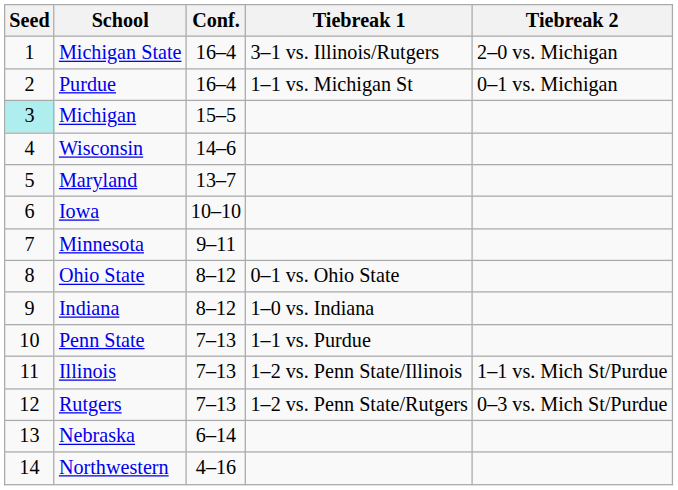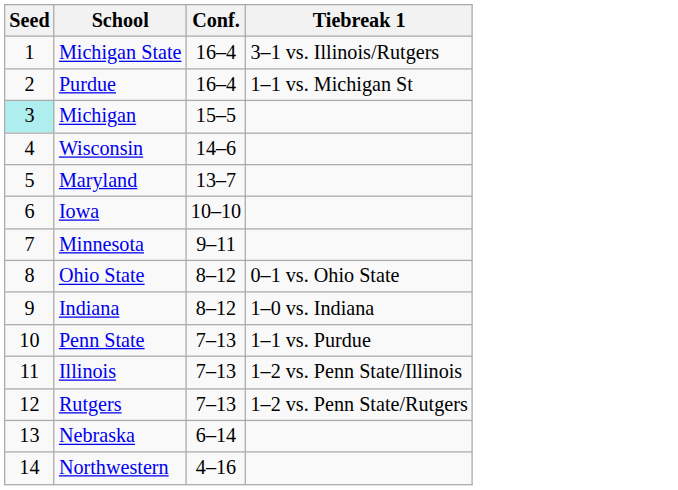- column: (572, 20)
